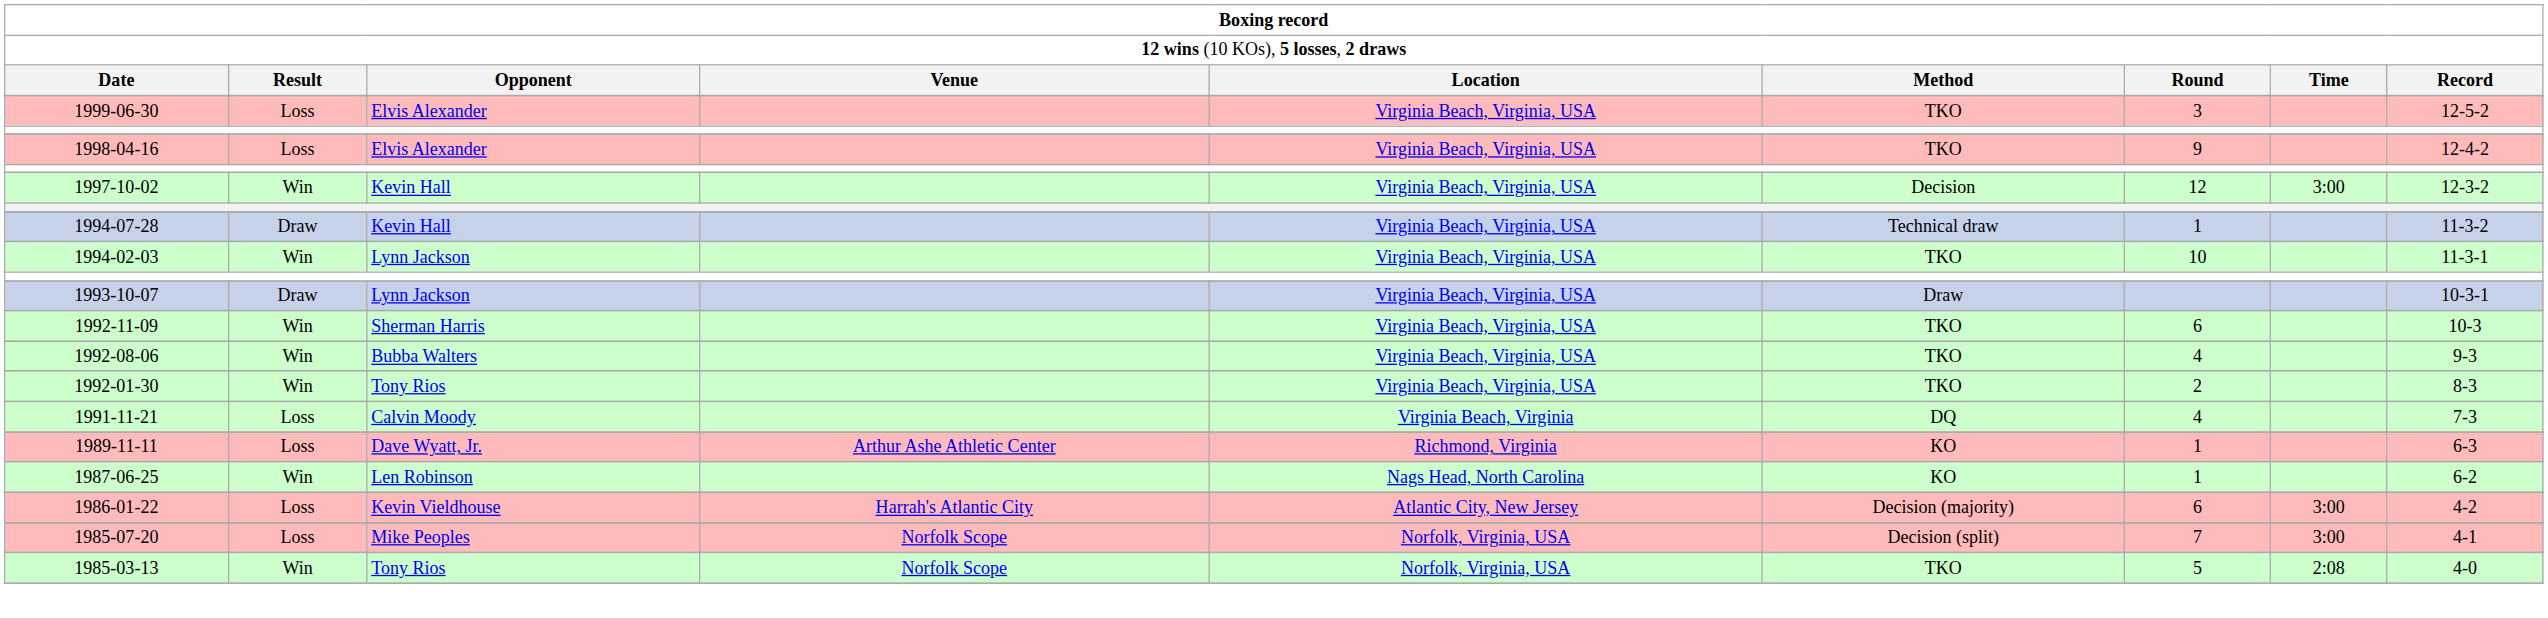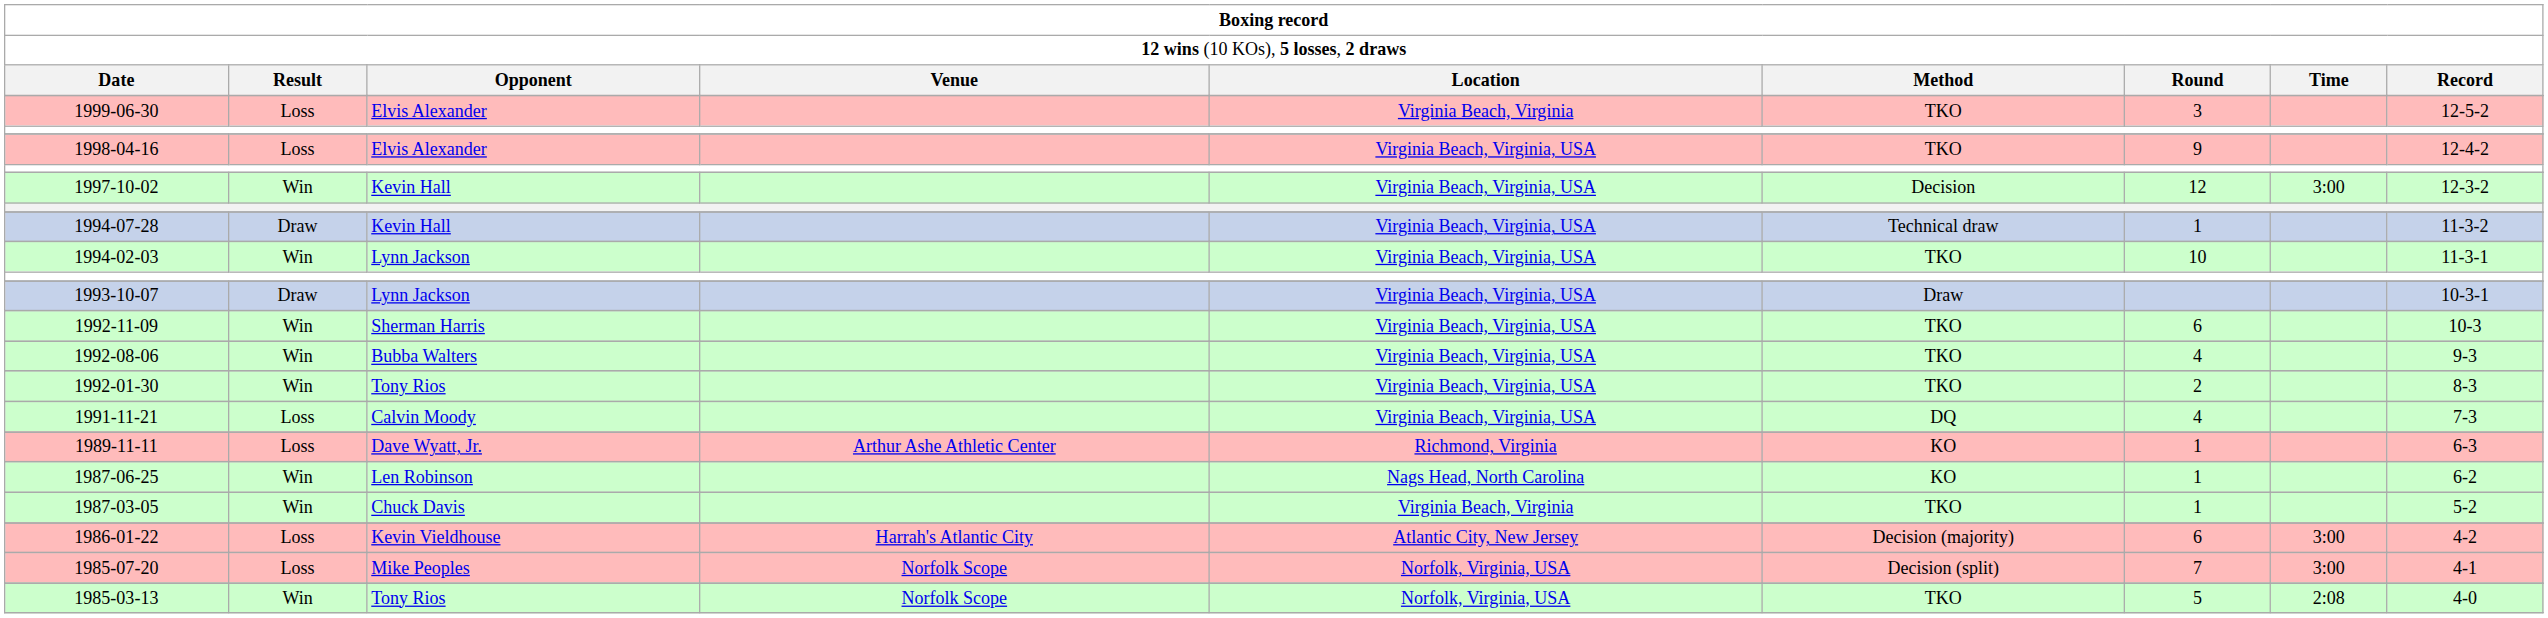(1486, 110) Virginia Beach, Virginia, USA -> (1486, 110) Virginia Beach, Virginia
(1486, 416) Virginia Beach, Virginia -> (1486, 416) Virginia Beach, Virginia, USA
+ row: (116, 507)
